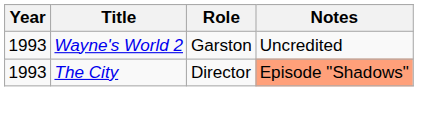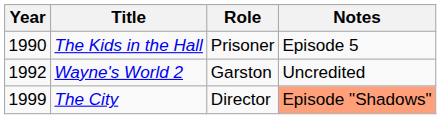+ row: (129, 45)
(28, 45) 1993 -> (28, 72) 1992
(28, 72) 1993 -> (28, 99) 1999
